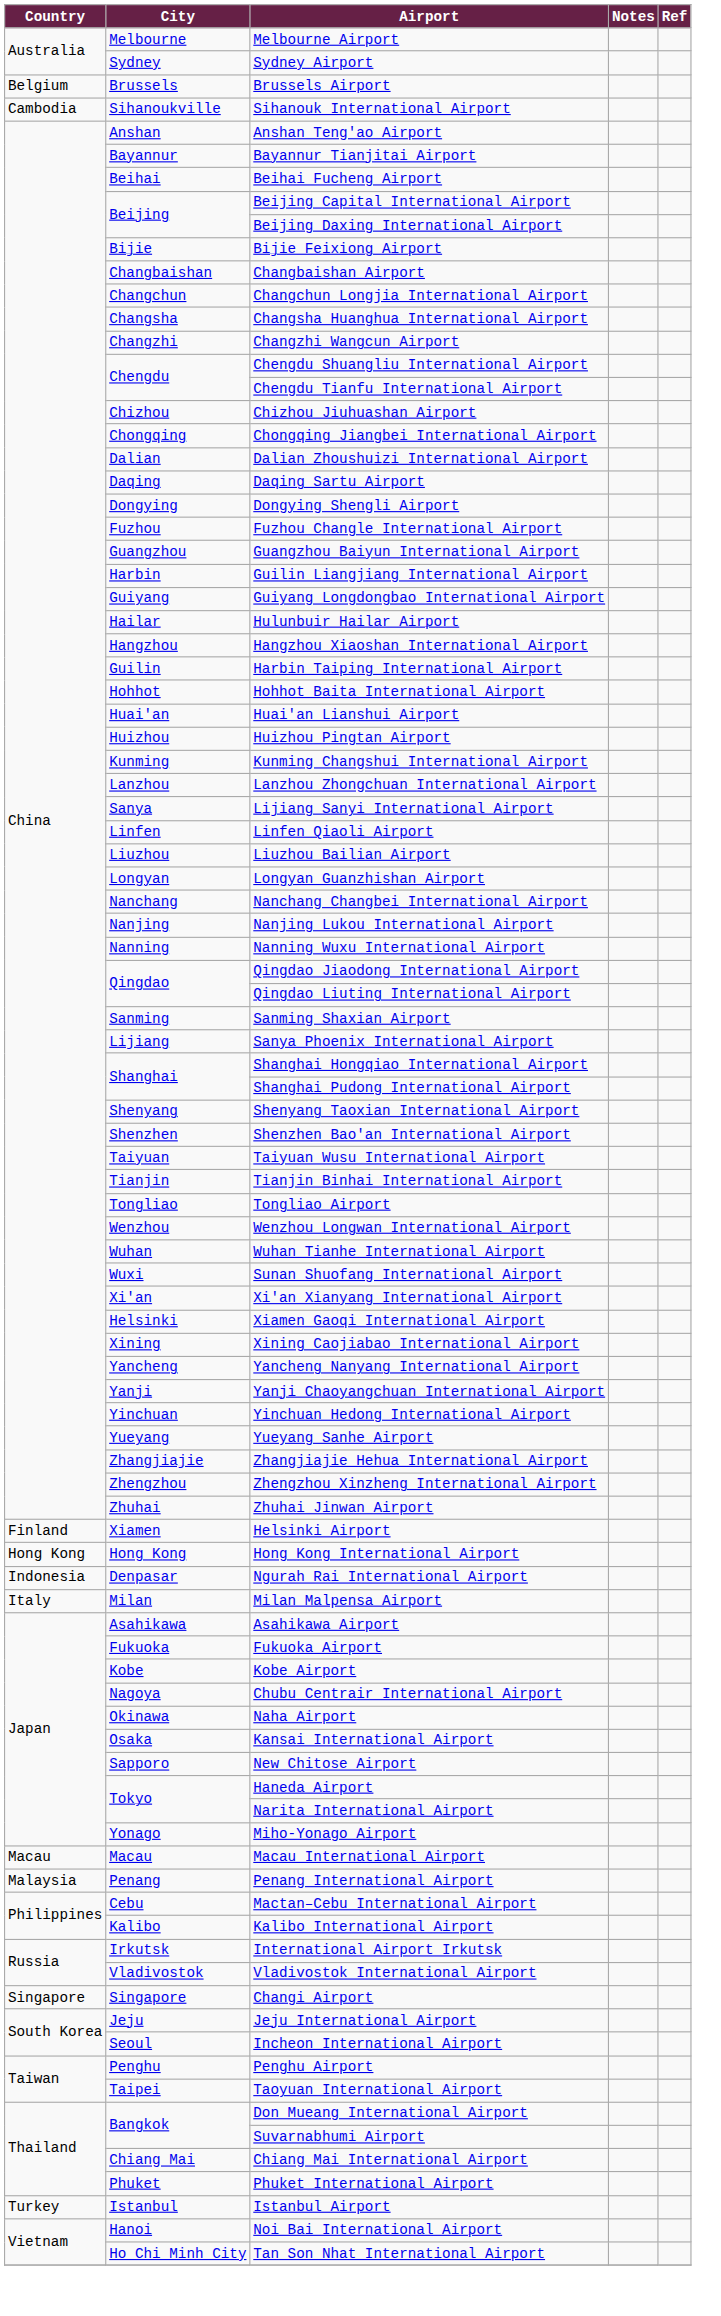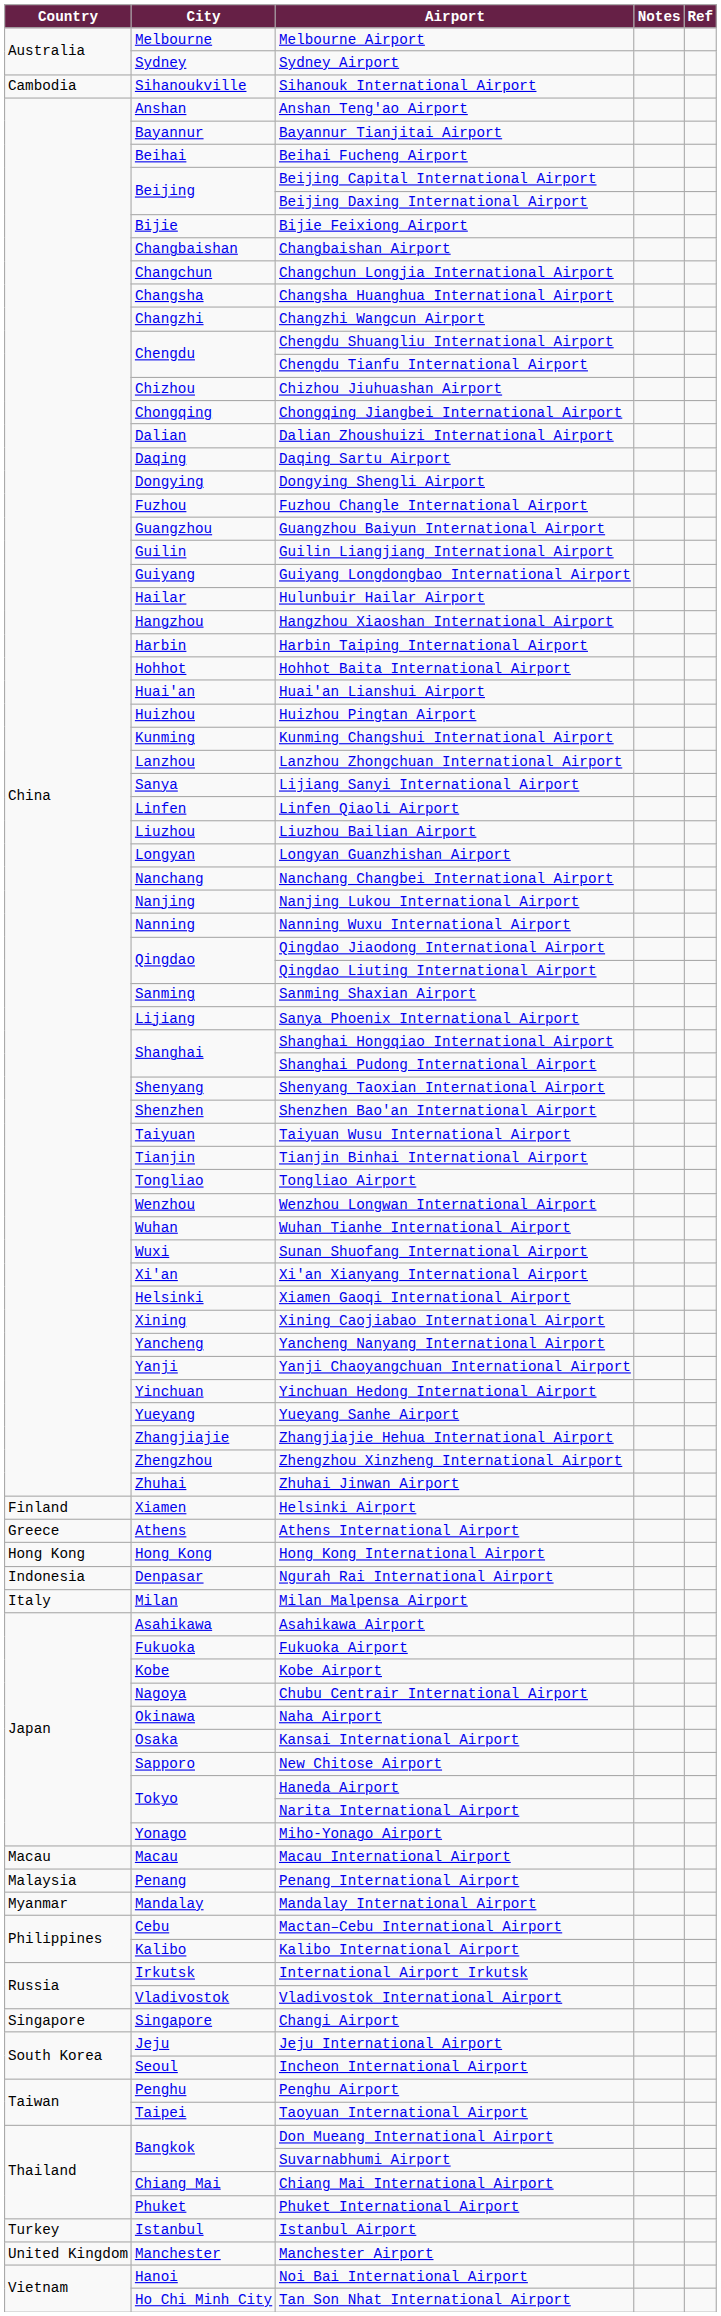- row: (322, 86)
(135, 576) Harbin -> (161, 552) Guilin
(135, 669) Guilin -> (161, 645) Harbin
+ row: (399, 1531)
+ row: (408, 1904)
+ row: (356, 2254)
